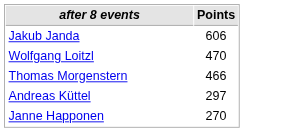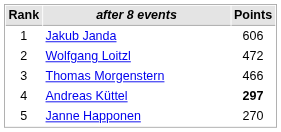+ column: (24, 15)
(216, 56) 470 -> (253, 56) 472
(216, 96) normal -> (253, 96) bold
